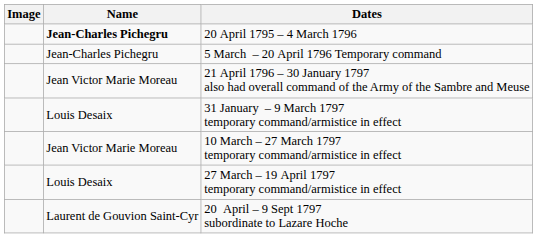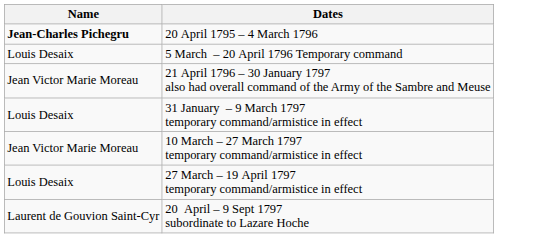- column: (24, 14)
(102, 53) Jean-Charles Pichegru -> (40, 53) Louis Desaix
